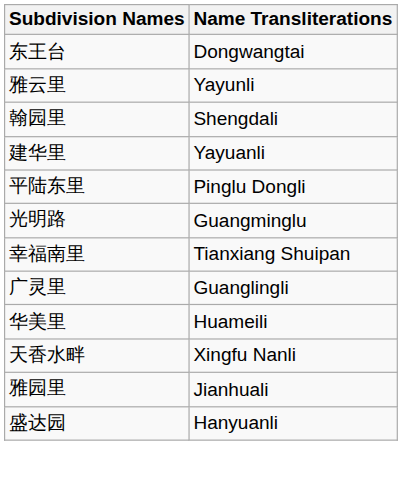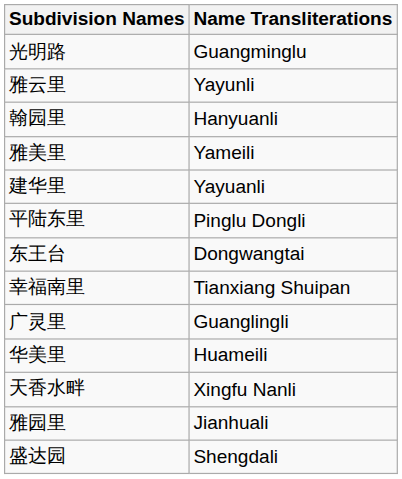rows swapped: (38, 219) <-> (38, 50)
(236, 119) Shengdali -> (236, 119) Hanyuanli
+ row: (38, 152)
(236, 423) Hanyuanli -> (236, 456) Shengdali
